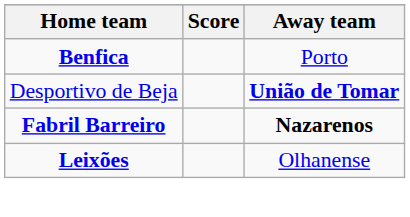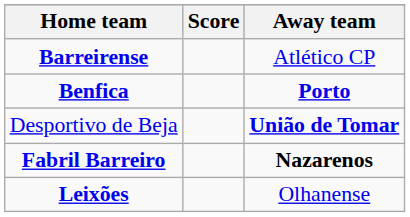+ row: (94, 56)
(324, 56) normal -> (324, 90) bold
